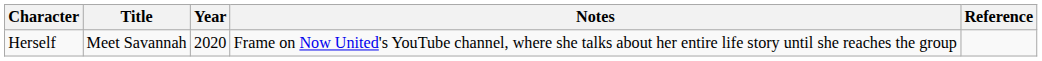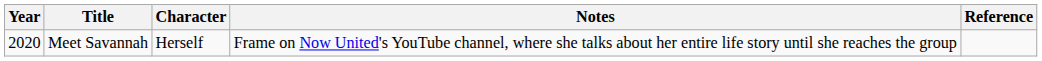columns swapped: (210, 17) <-> (44, 17)
